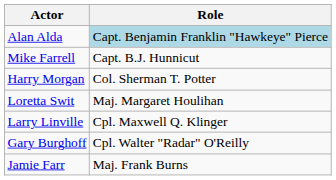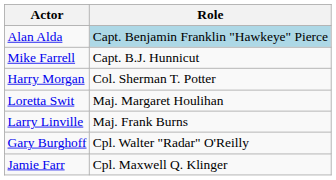(160, 121) Cpl. Maxwell Q. Klinger -> (140, 121) Maj. Frank Burns
(140, 164) Maj. Frank Burns -> (160, 164) Cpl. Maxwell Q. Klinger
